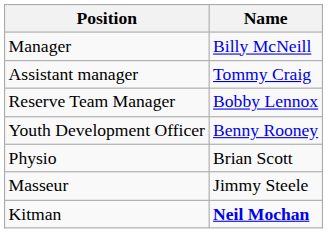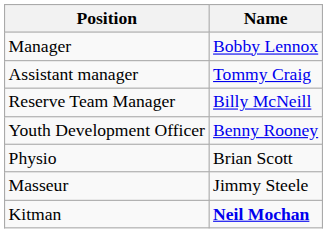(262, 46) Billy McNeill -> (266, 46) Bobby Lennox
(266, 102) Bobby Lennox -> (262, 102) Billy McNeill
